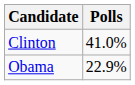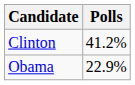(106, 42) 41.0% -> (106, 42) 41.2%
